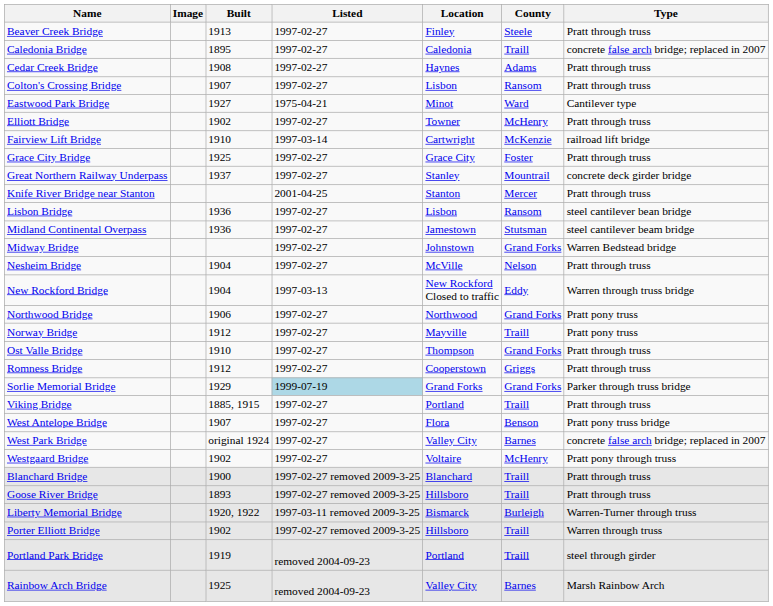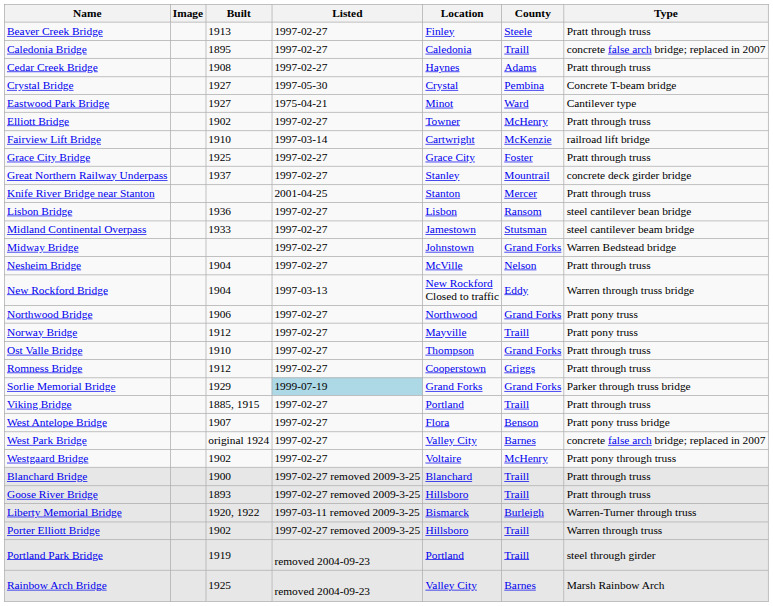- row: (64, 85)
+ row: (40, 85)
(220, 229) 1936 -> (220, 229) 1933
